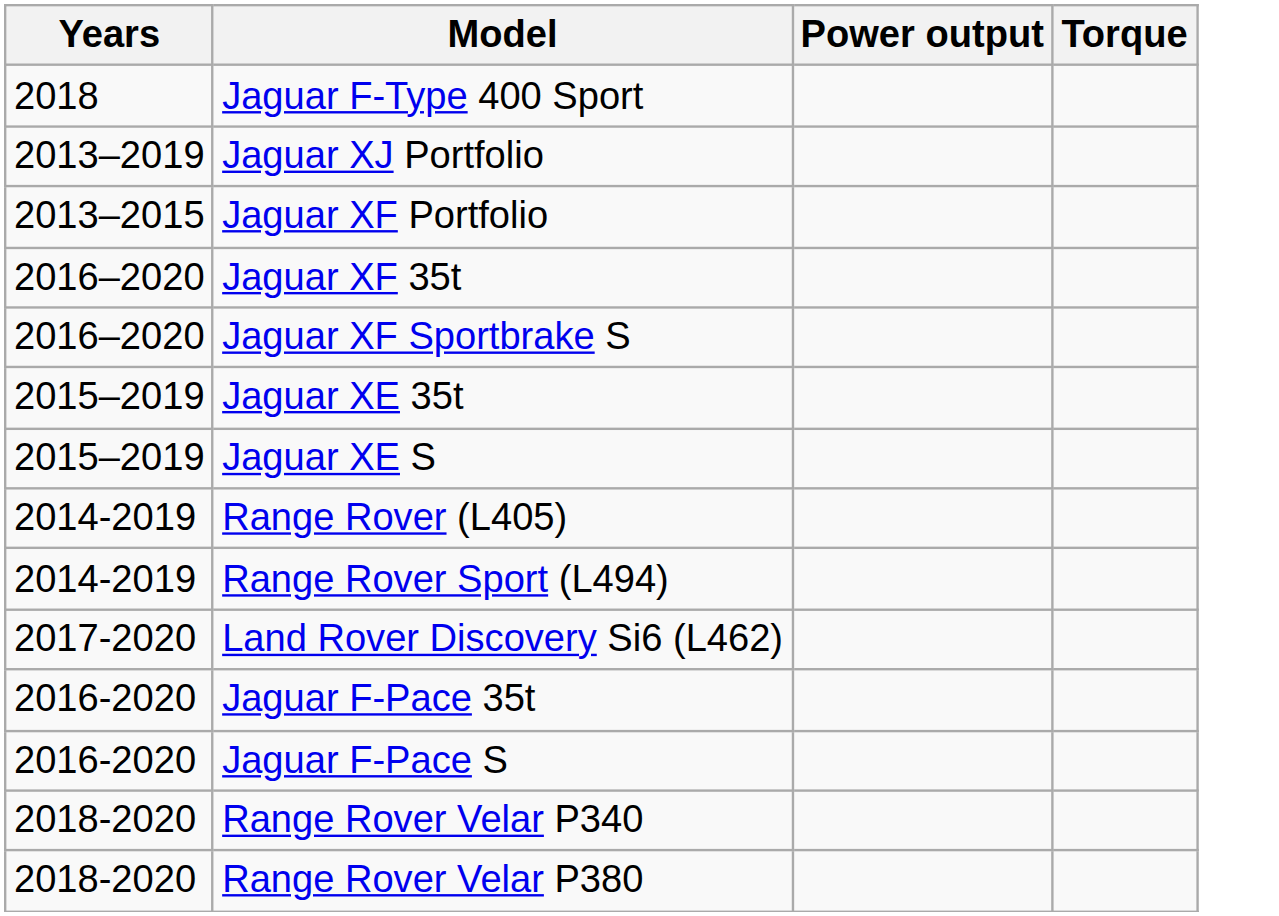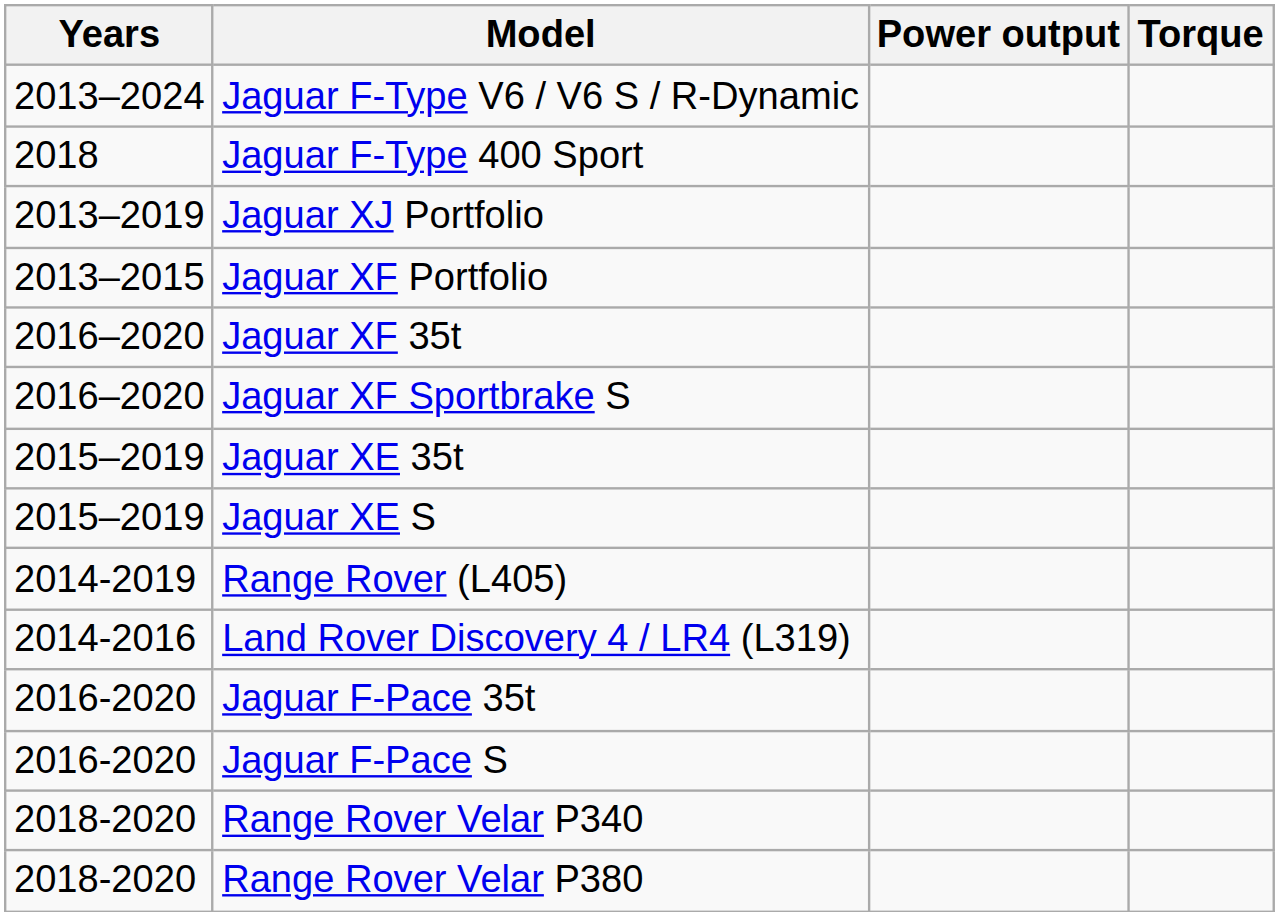+ row: (541, 95)
- row: (445, 578)
+ row: (536, 638)
- row: (503, 638)
